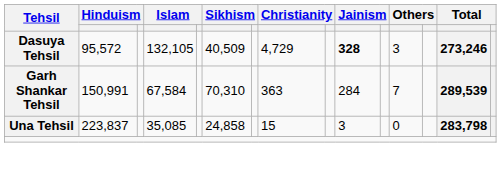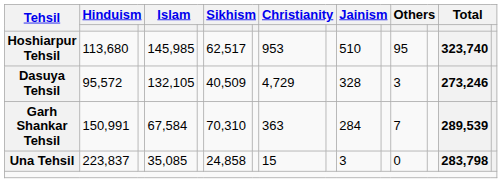+ row: (42, 48)
(349, 48) bold -> (350, 83) normal
